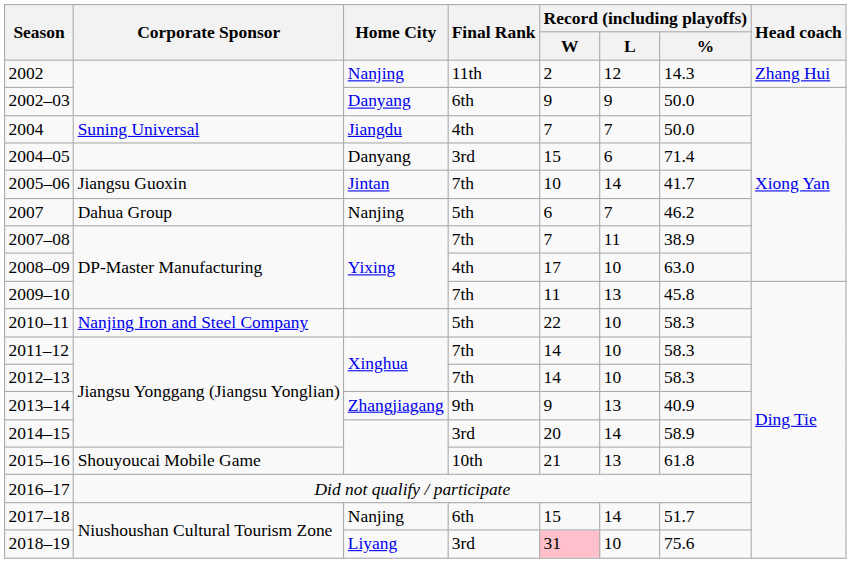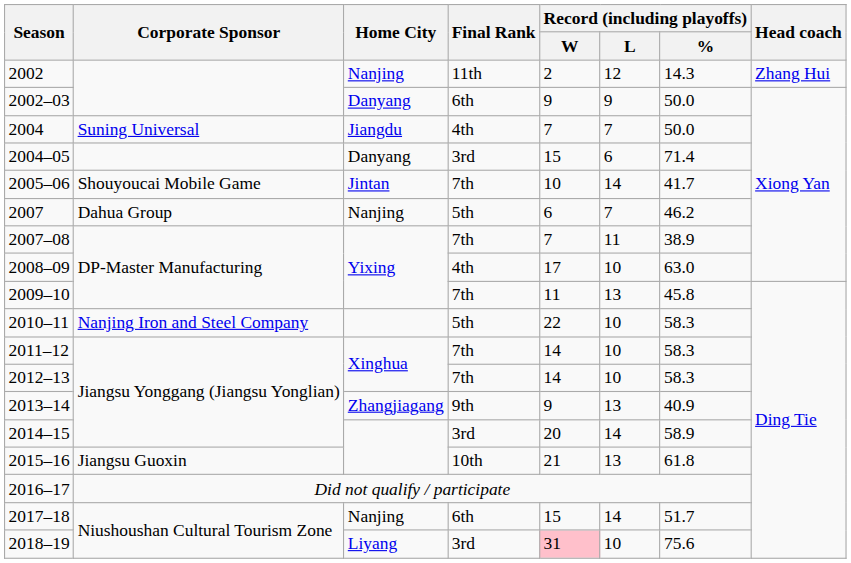(132, 184) Jiangsu Guoxin -> (169, 184) Shouyoucai Mobile Game
(169, 460) Shouyoucai Mobile Game -> (132, 460) Jiangsu Guoxin
